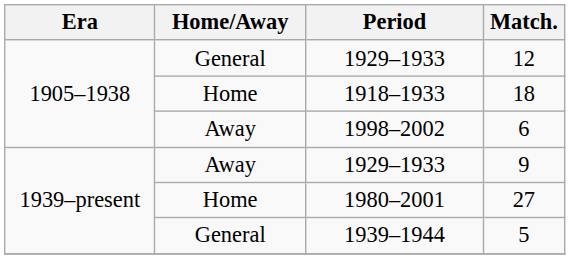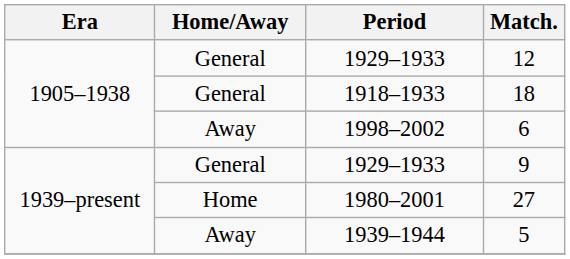(230, 93) Home -> (230, 93) General
(230, 164) Away -> (230, 164) General
(230, 235) General -> (230, 235) Away
